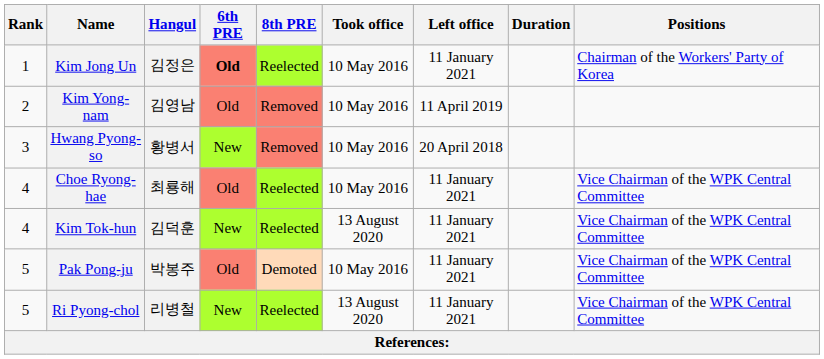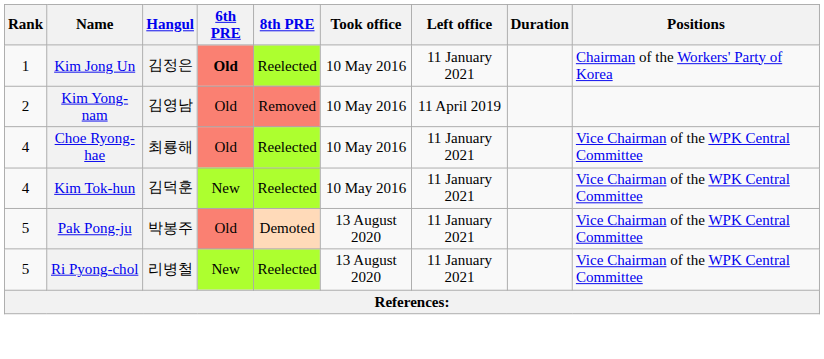- row: (96, 147)
(368, 228) 13 August 2020 -> (366, 187) 10 May 2016
(368, 269) 10 May 2016 -> (366, 228) 13 August 2020
